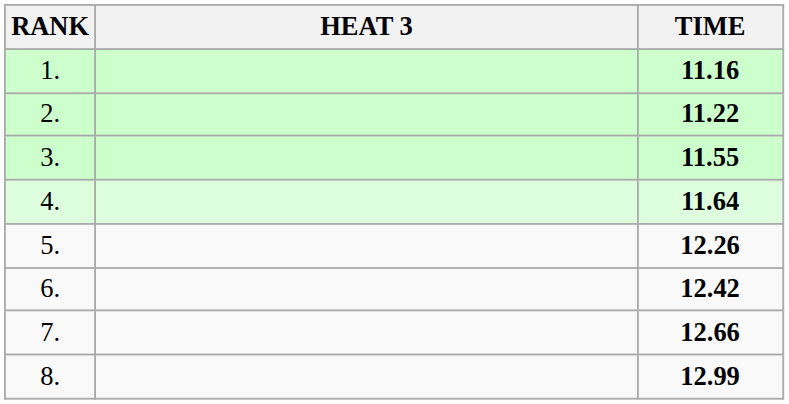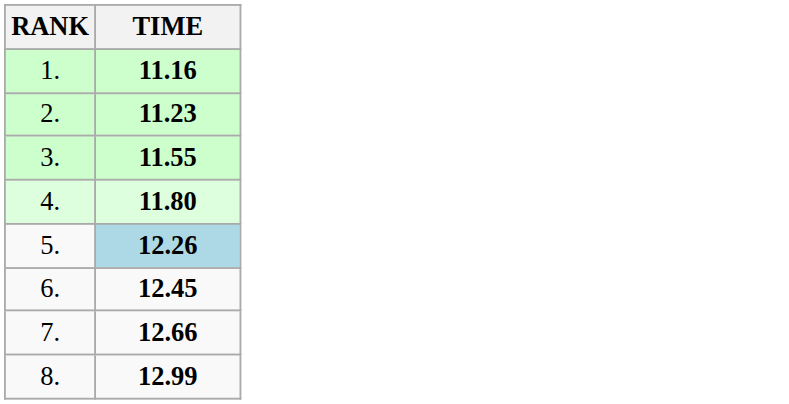- column: (366, 26)
(710, 114) 11.22 -> (168, 114) 11.23
(710, 201) 11.64 -> (168, 201) 11.80
(710, 245) no background -> (168, 245) lightblue background
(710, 288) 12.42 -> (168, 288) 12.45
